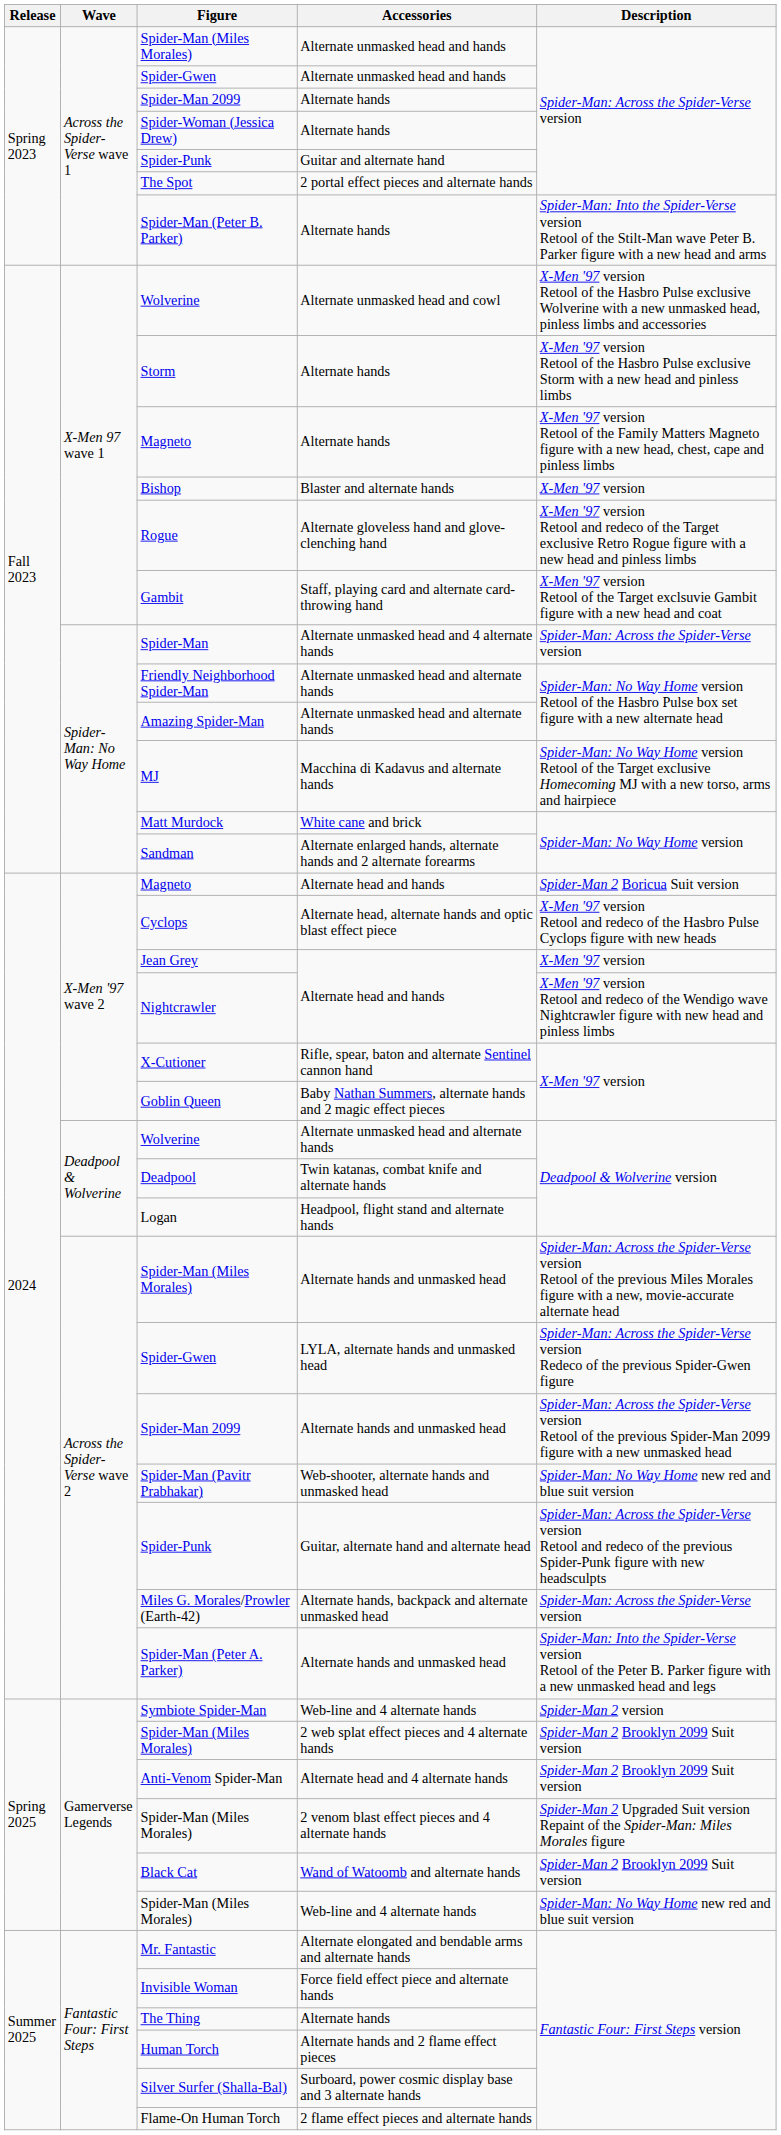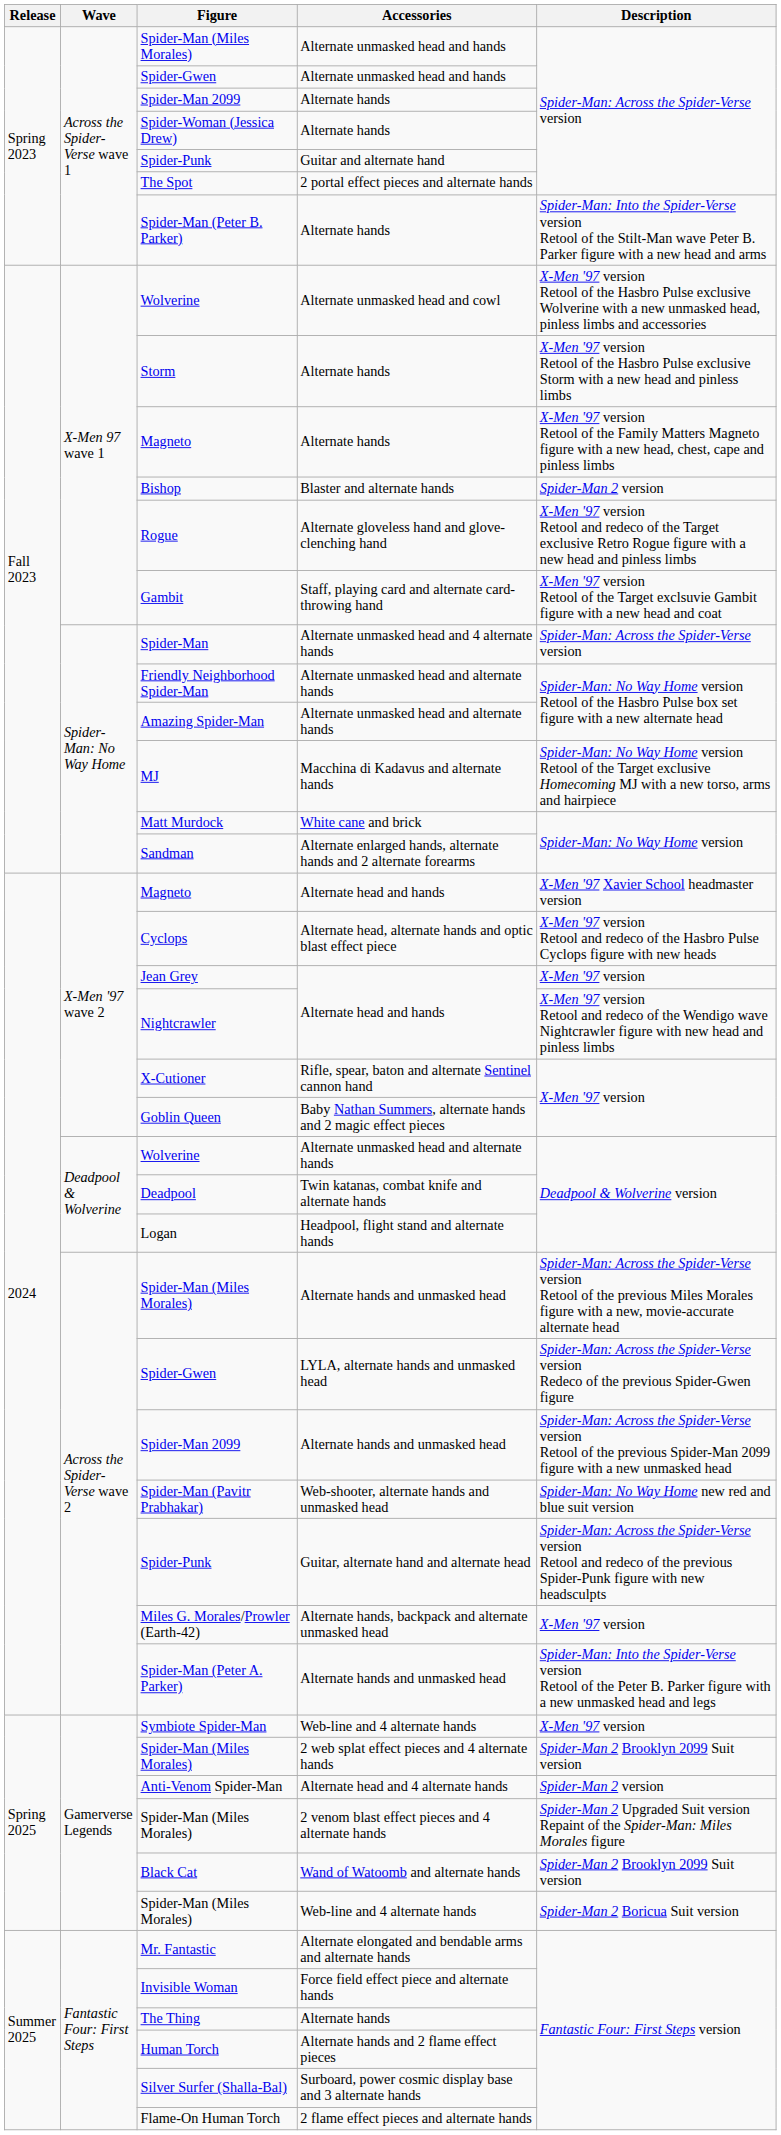(592, 488) X-Men '97 version -> (602, 488) Spider-Man 2 version
(639, 883) Spider-Man 2 Boricua Suit version -> (647, 891) X-Men '97 Xavier School headmaster version
(645, 1608) Spider-Man: Across the Spider-Verse version -> (592, 1624) X-Men '97 version
(602, 1709) Spider-Man 2 version -> (592, 1725) X-Men '97 version
(637, 1779) Spider-Man 2 Brooklyn 2099 Suit version -> (602, 1787) Spider-Man 2 version
(655, 1910) Spider-Man: No Way Home new red and blue suit version -> (639, 1910) Spider-Man 2 Boricua Suit version
